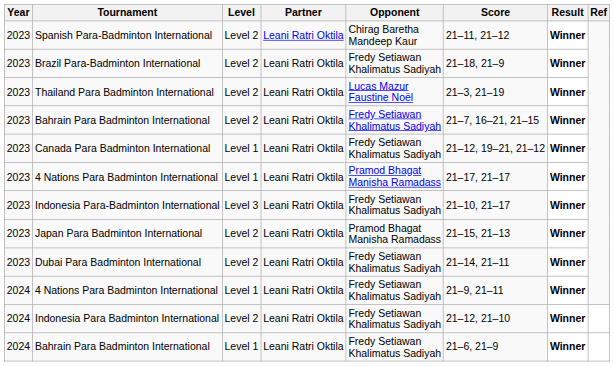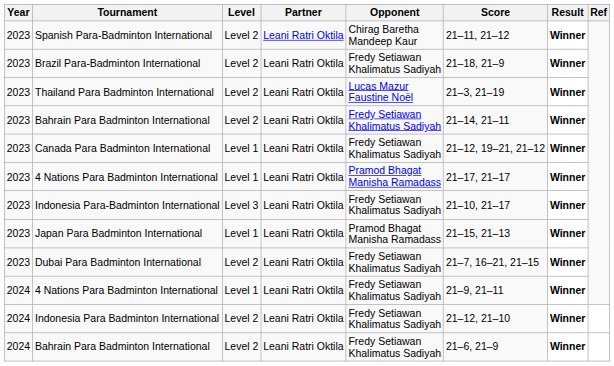(493, 120) 21–7, 16–21, 21–15 -> (478, 120) 21–14, 21–11
(241, 234) Level 2 -> (241, 234) Level 1
(478, 262) 21–14, 21–11 -> (493, 262) 21–7, 16–21, 21–15
(241, 347) Level 1 -> (241, 347) Level 2
